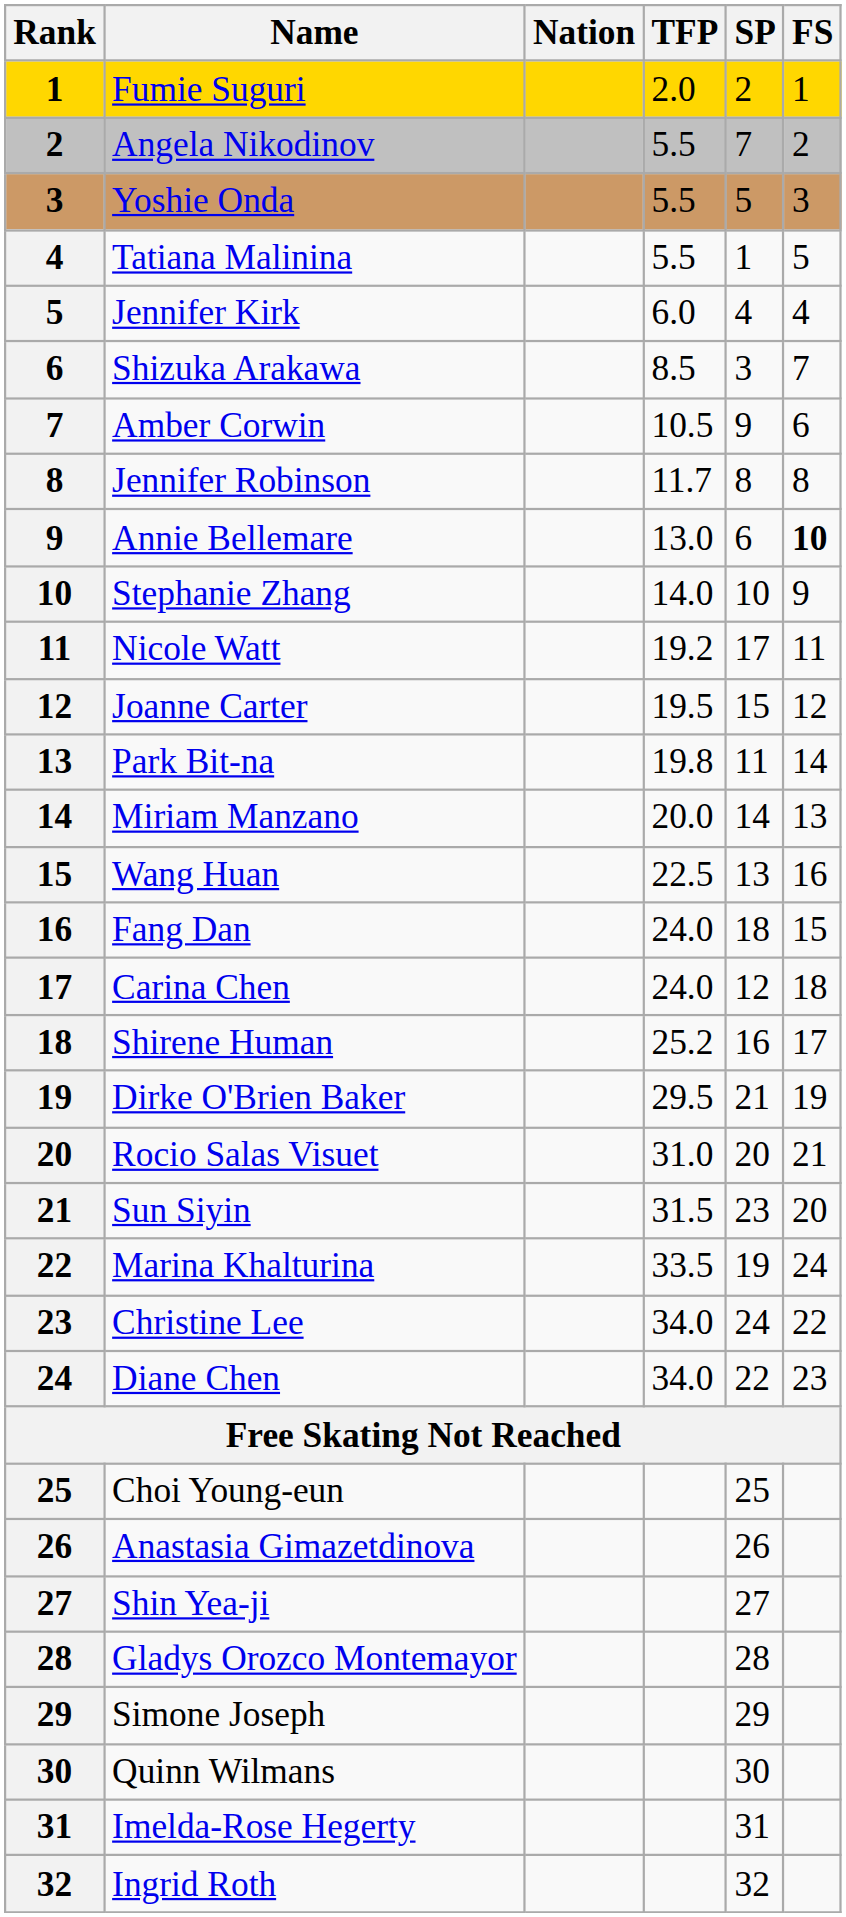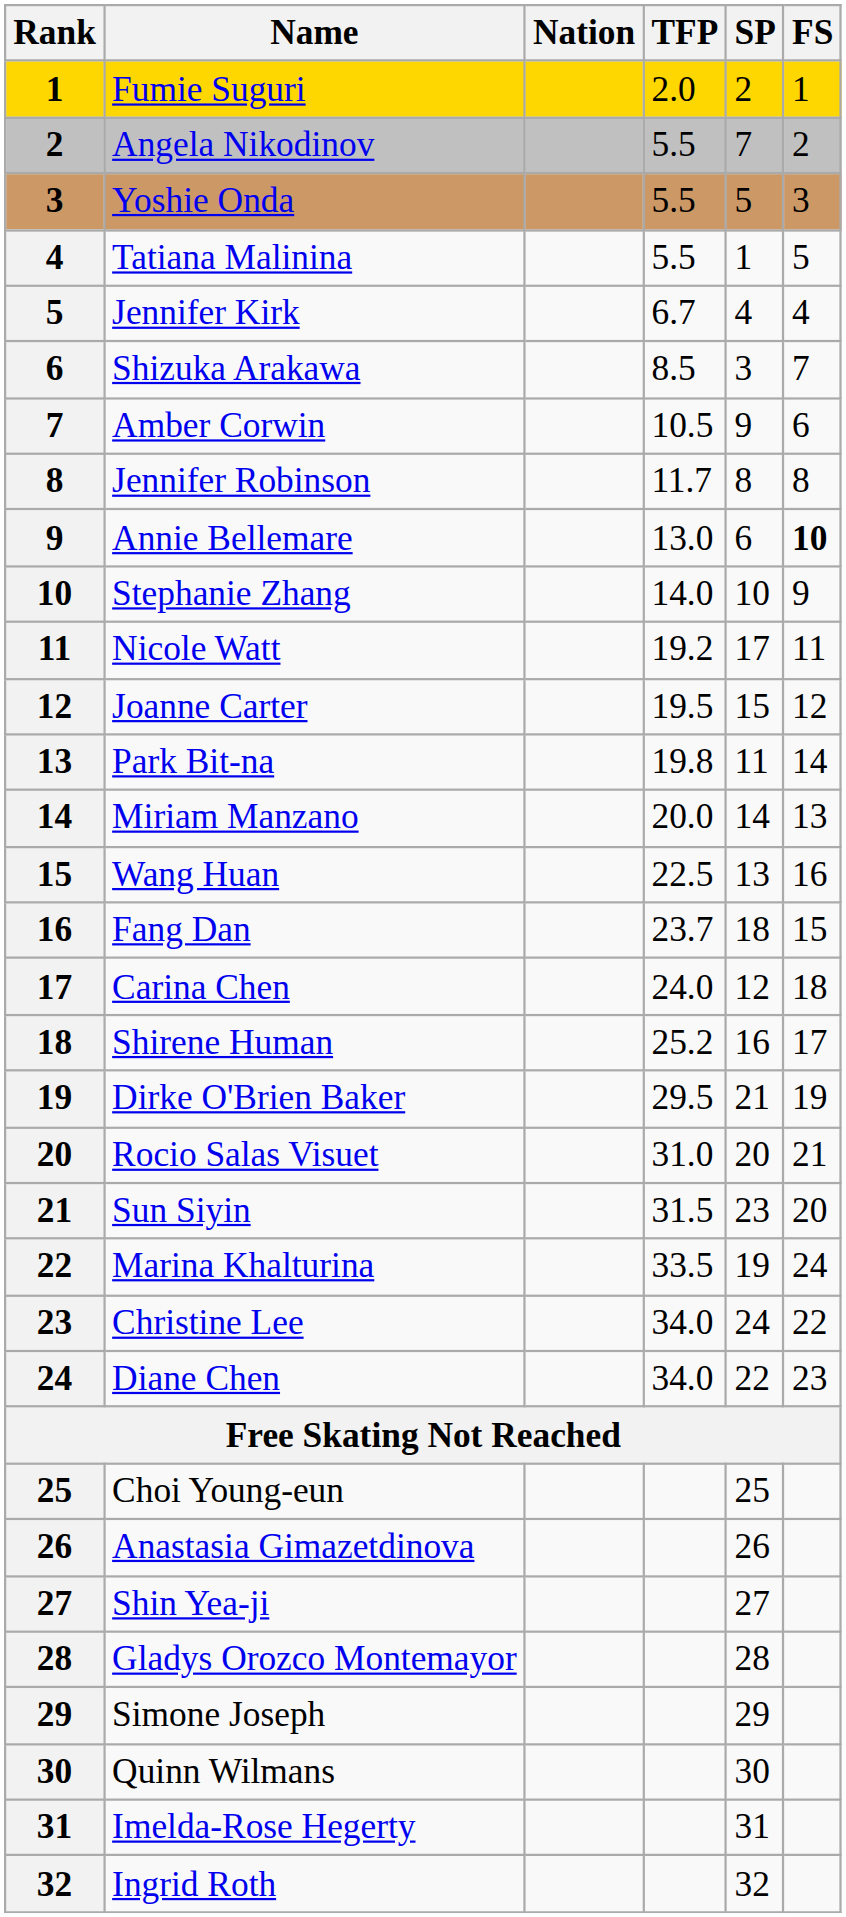(674, 312) 6.0 -> (674, 312) 6.7
(682, 929) 24.0 -> (682, 929) 23.7
